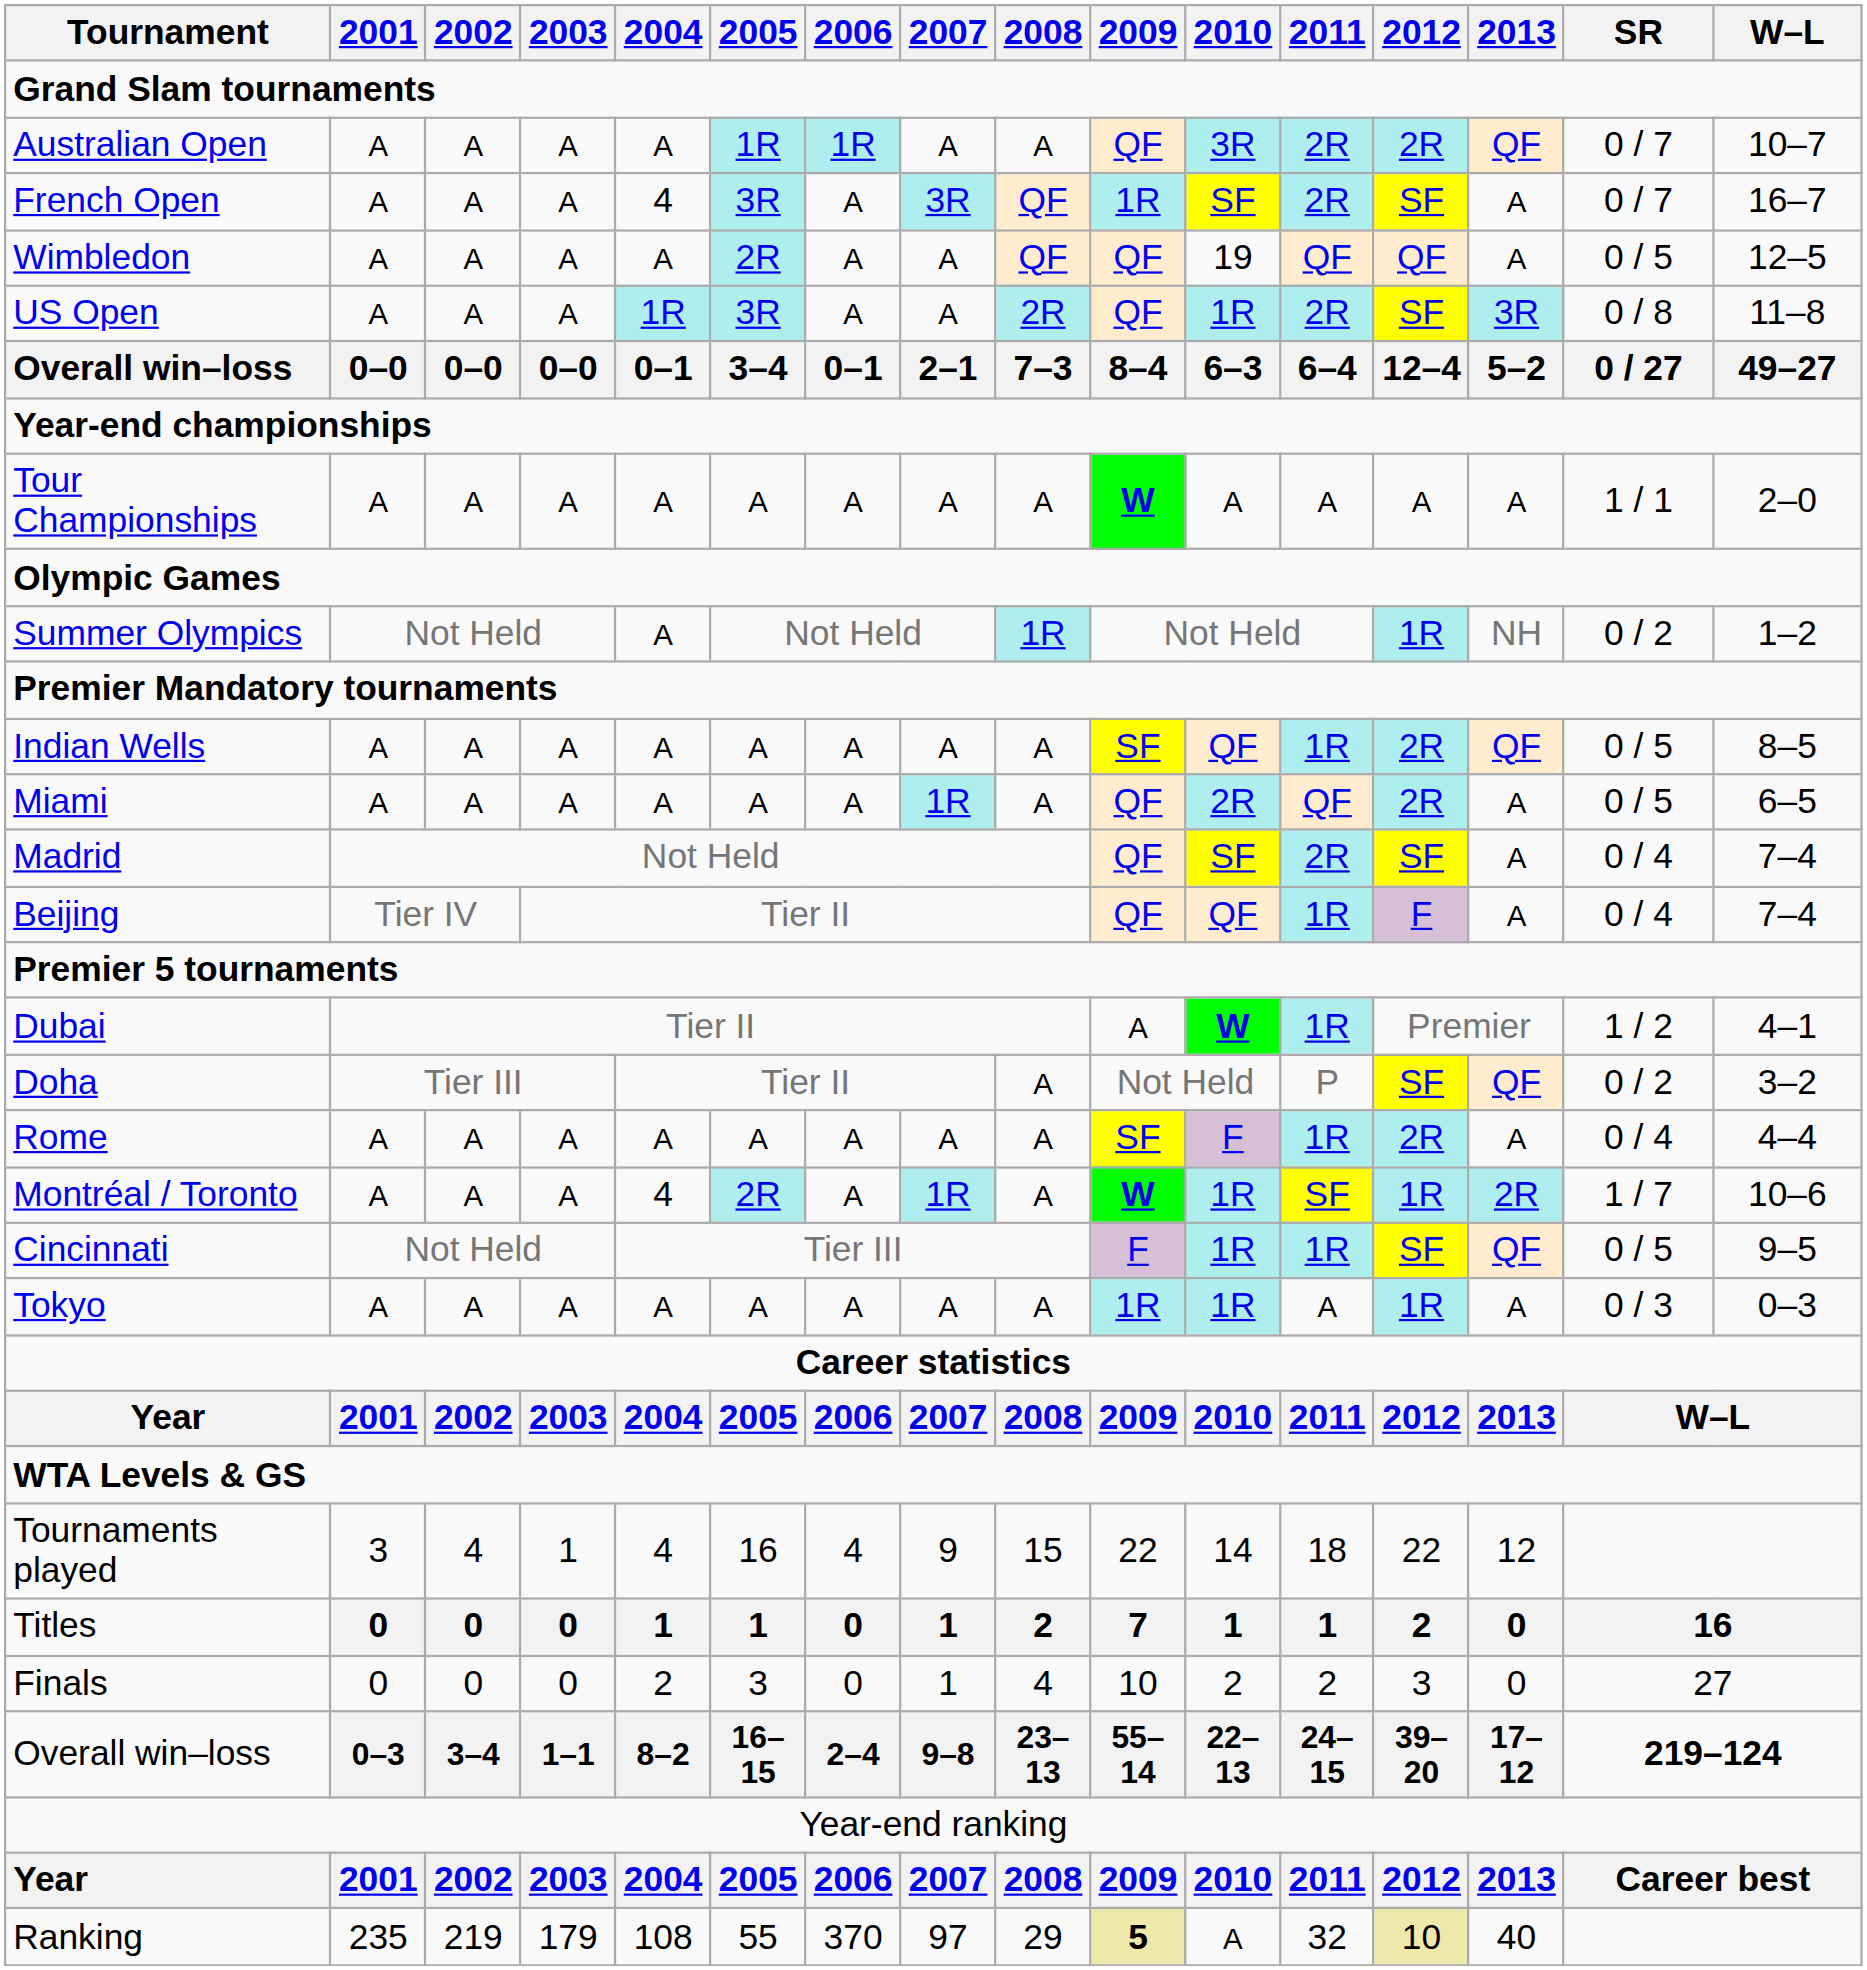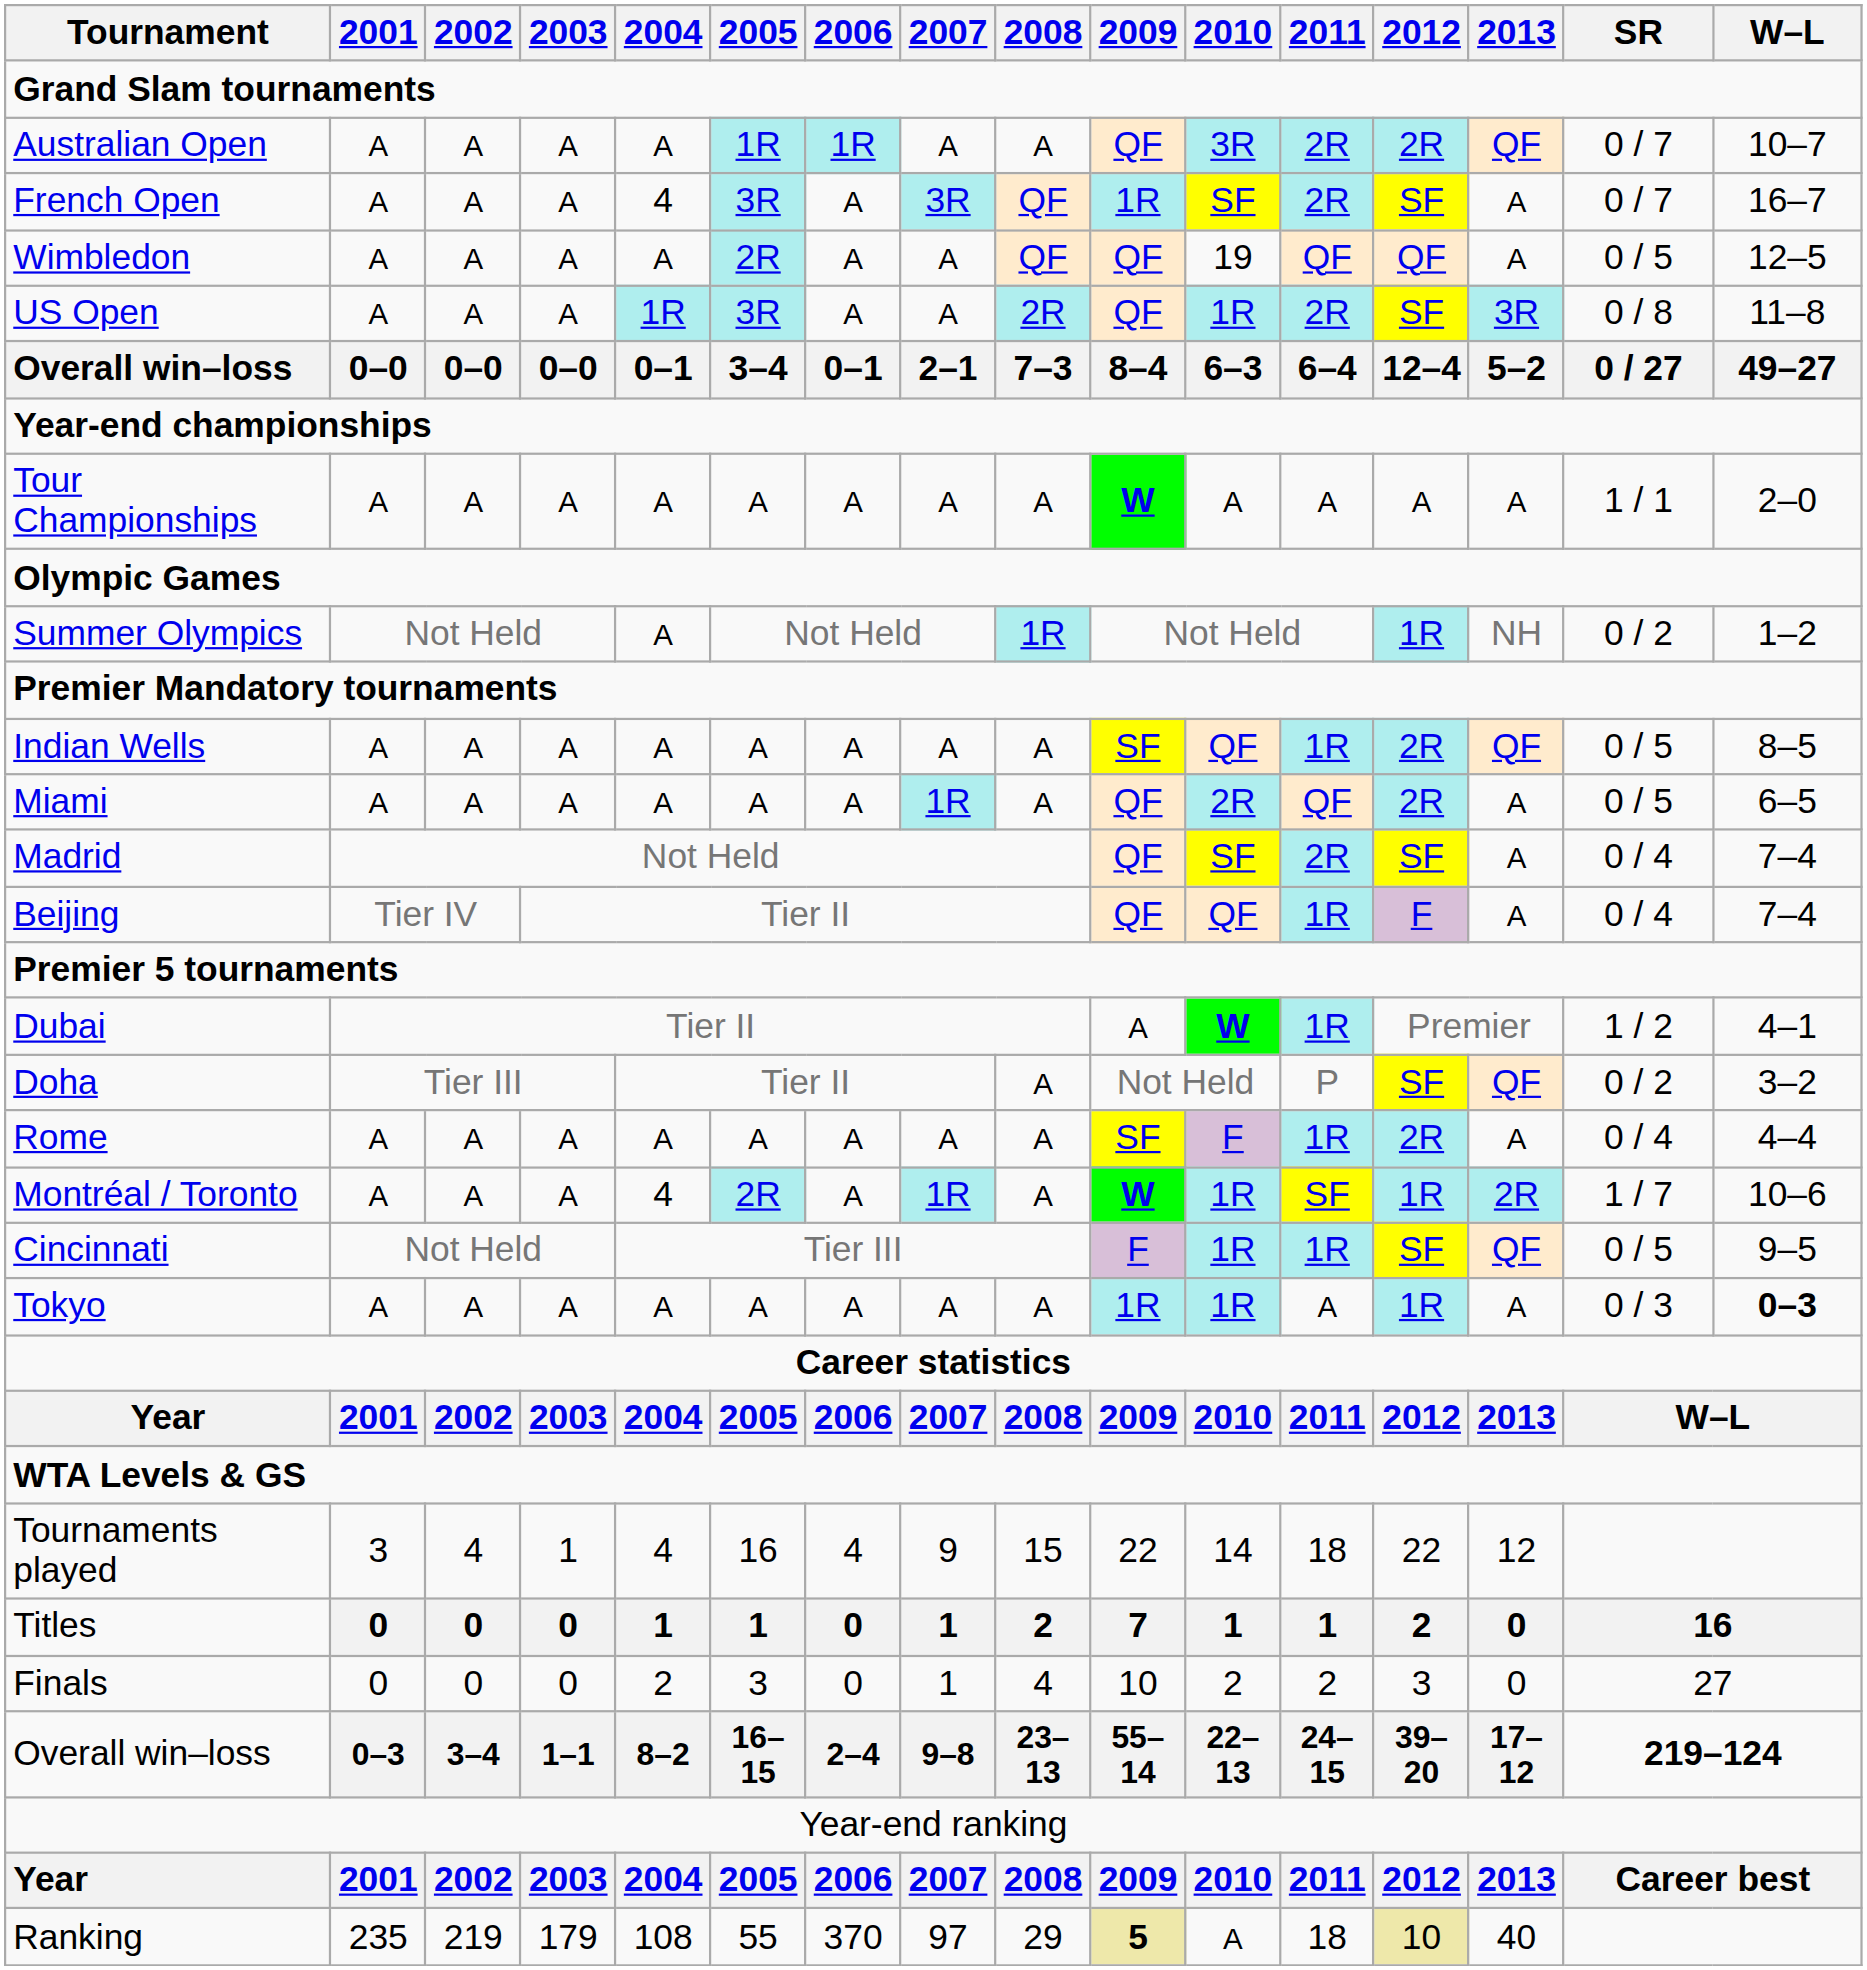(1787, 1306) normal -> (1787, 1306) bold
(1327, 1936) 32 -> (1327, 1936) 18
